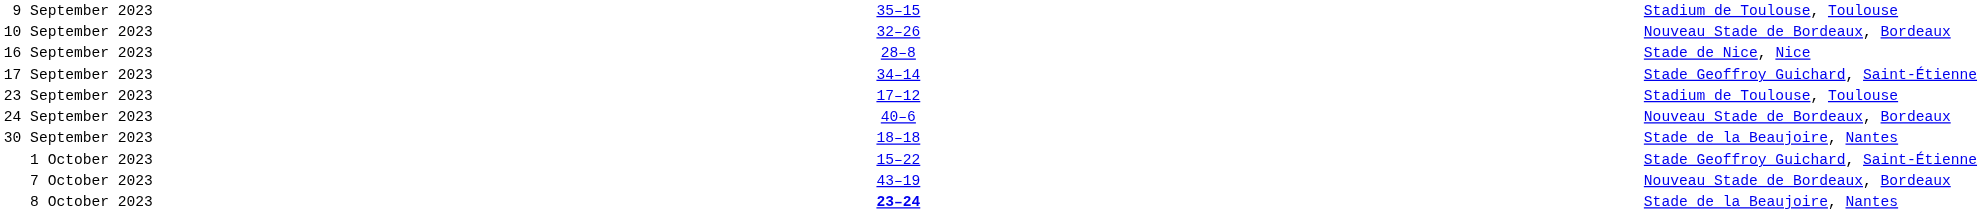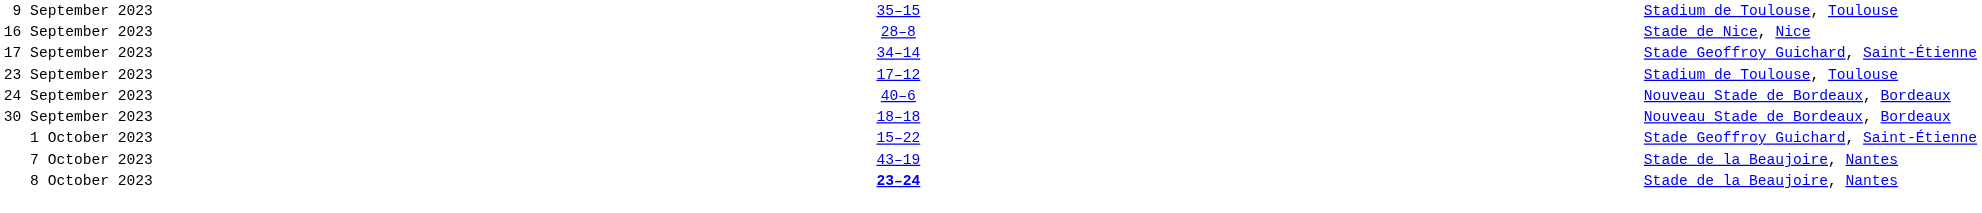- row: (78, 32)
(1771, 138) Stade de la Beaujoire, Nantes -> (1797, 117) Nouveau Stade de Bordeaux, Bordeaux
(1797, 181) Nouveau Stade de Bordeaux, Bordeaux -> (1771, 160) Stade de la Beaujoire, Nantes
